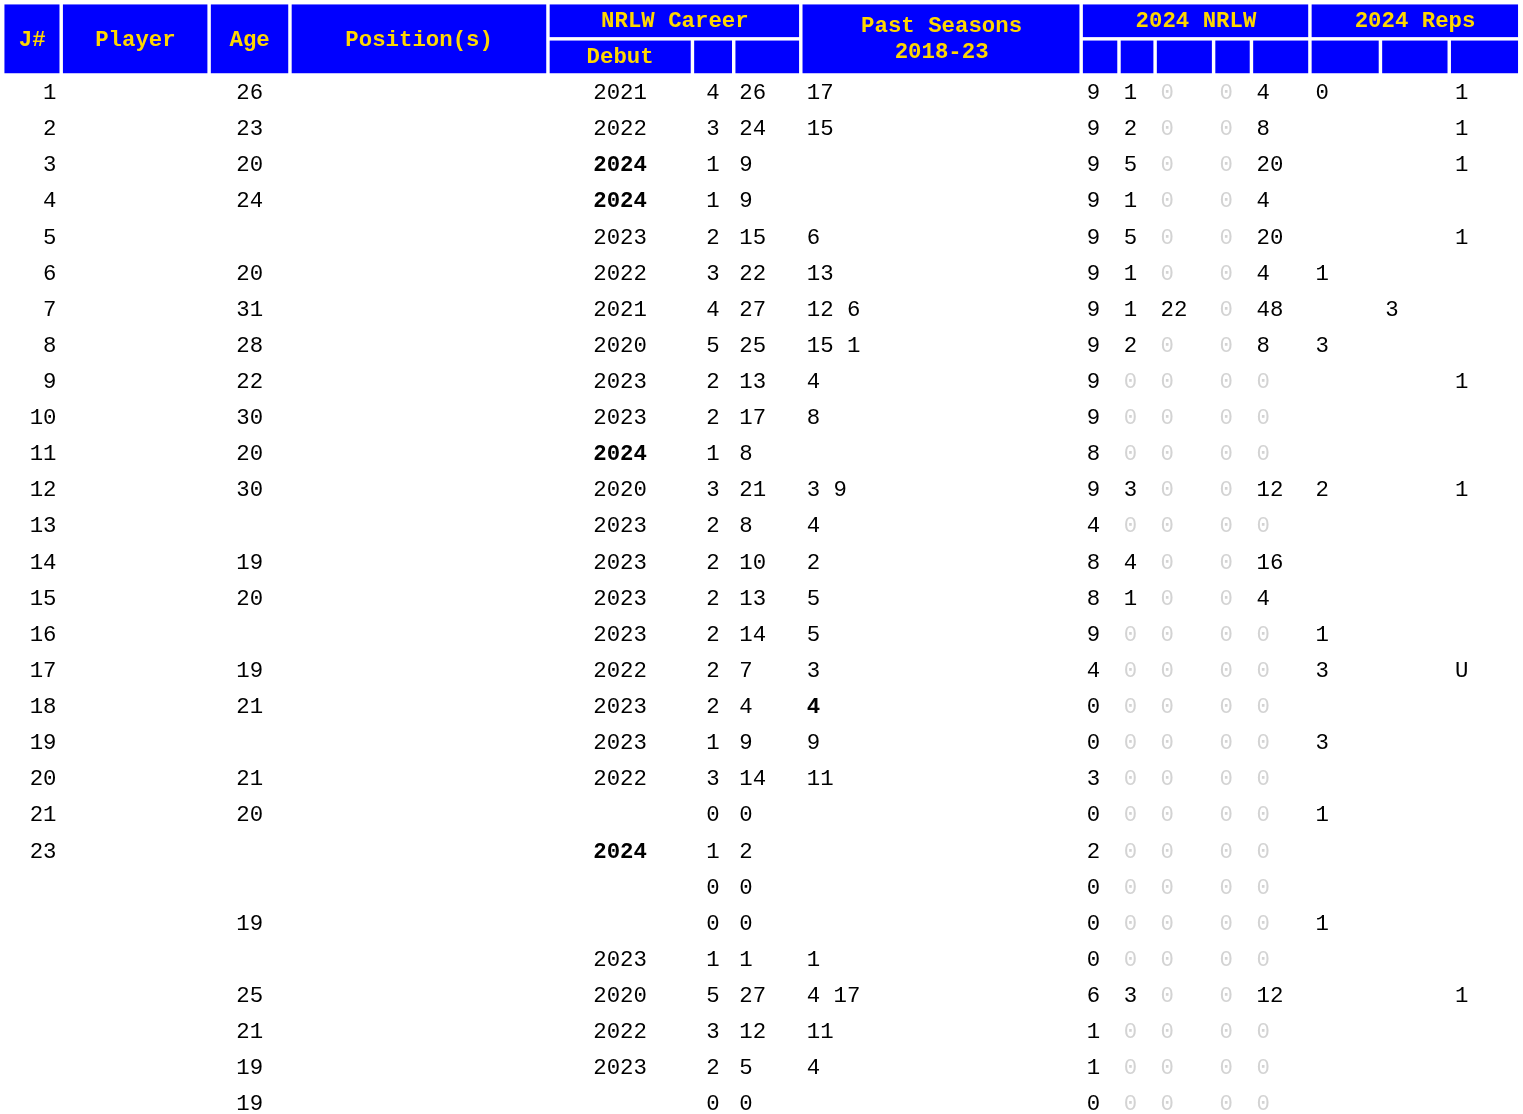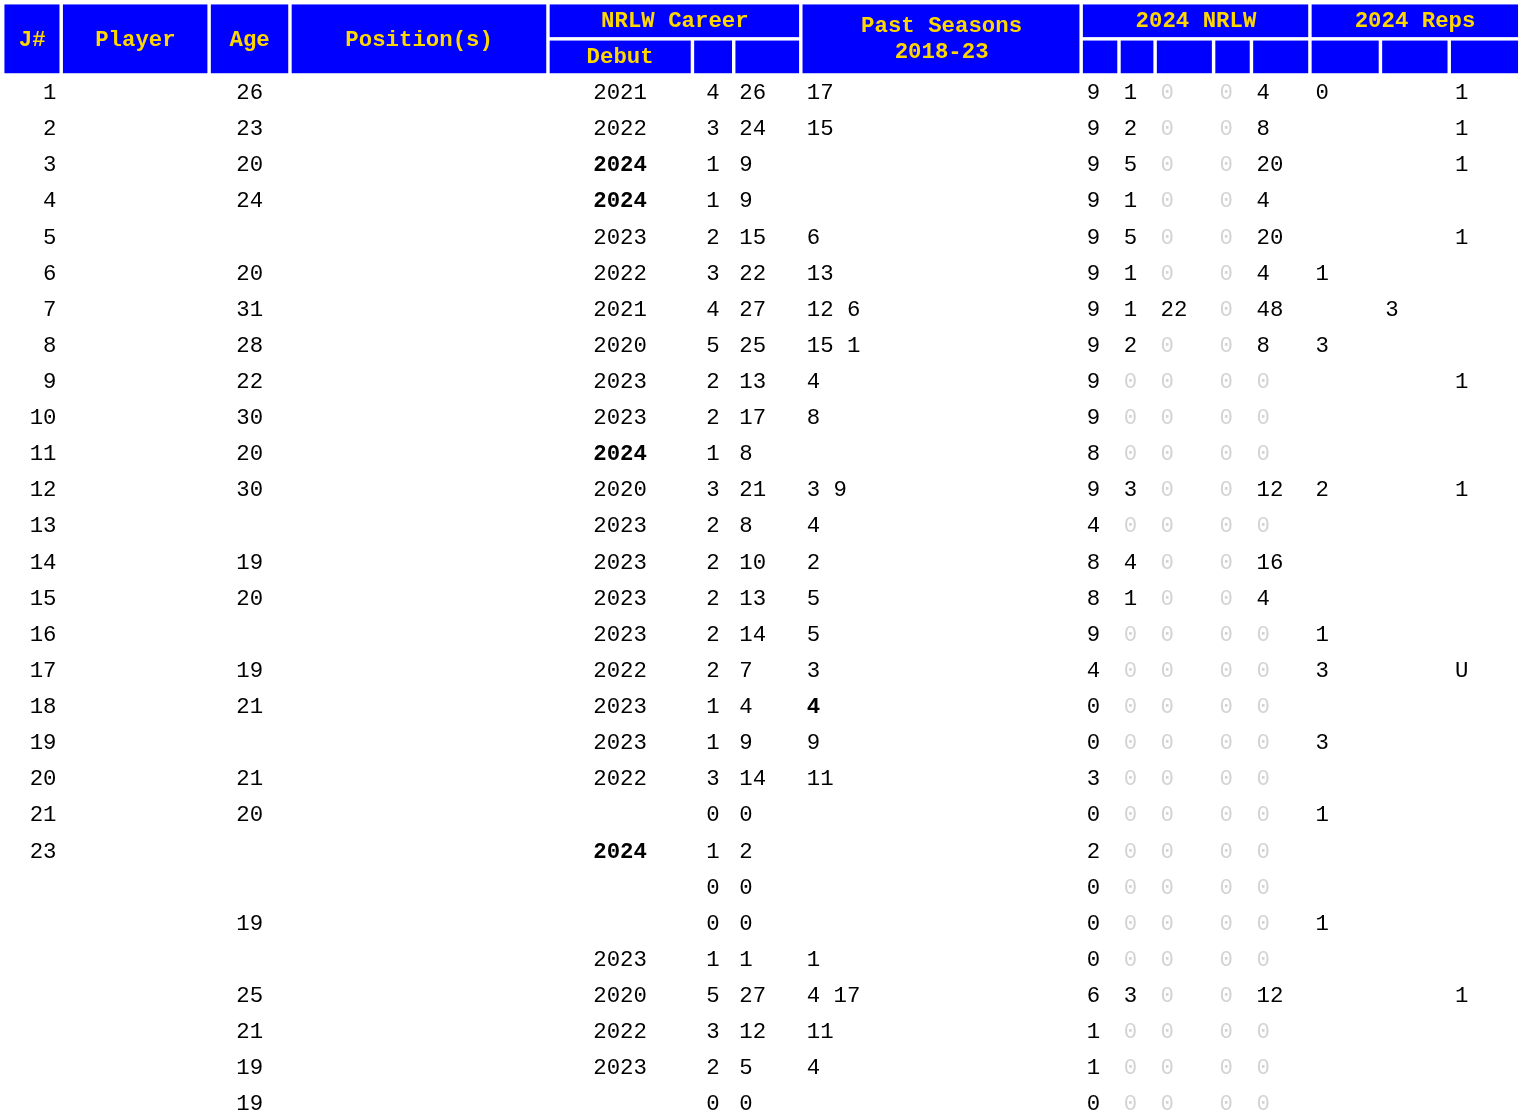(713, 707) 2 -> (713, 707) 1
